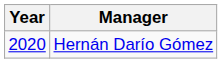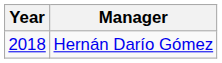(27, 44) 2020 -> (27, 44) 2018
